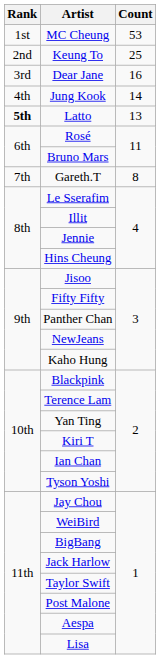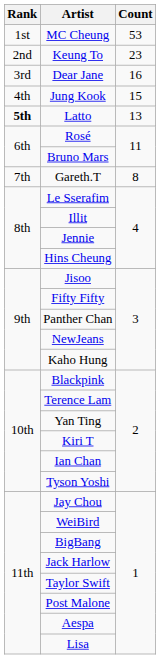(135, 55) 25 -> (135, 55) 23
(135, 95) 14 -> (135, 95) 15
